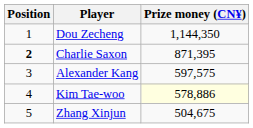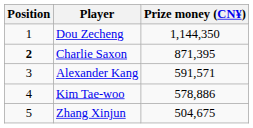(195, 73) 597,575 -> (195, 73) 591,571
(195, 93) lightyellow background -> (195, 93) no background
